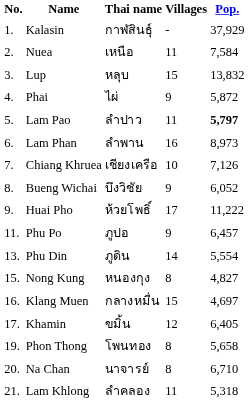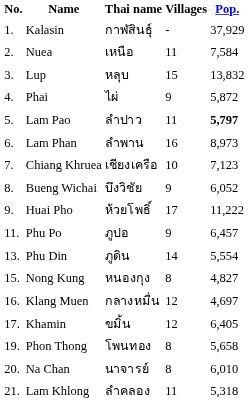(224, 165) 7,126 -> (224, 165) 7,123
(171, 300) 15 -> (171, 300) 12
(224, 368) 6,710 -> (224, 368) 6,010
